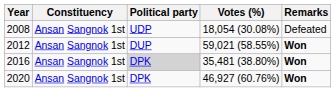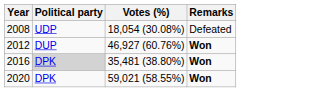- column: (80, 12)
(241, 45) 59,021 (58.55%) -> (146, 45) 46,927 (60.76%)
(241, 78) 46,927 (60.76%) -> (146, 78) 59,021 (58.55%)
